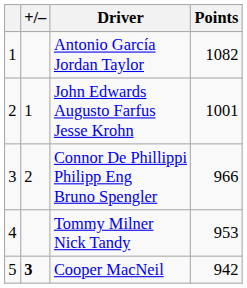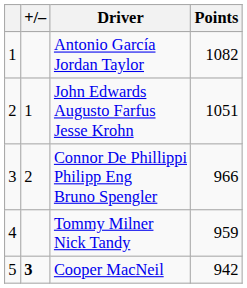(222, 111) 1001 -> (222, 111) 1051
(226, 233) 953 -> (226, 233) 959
